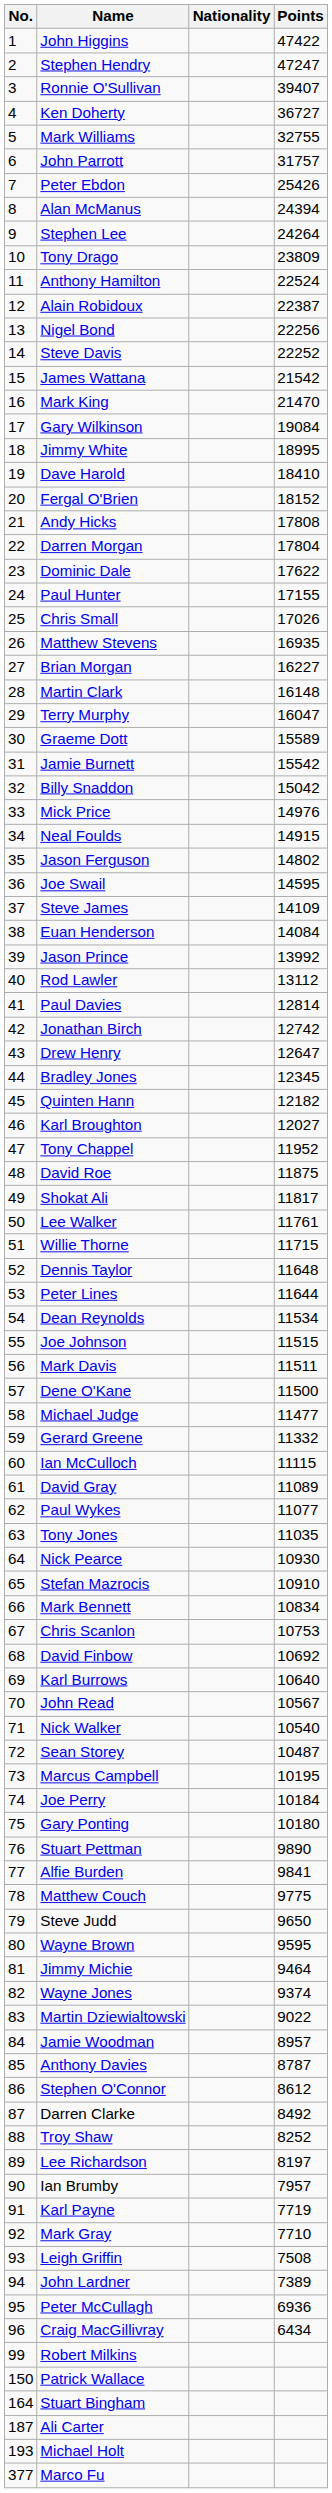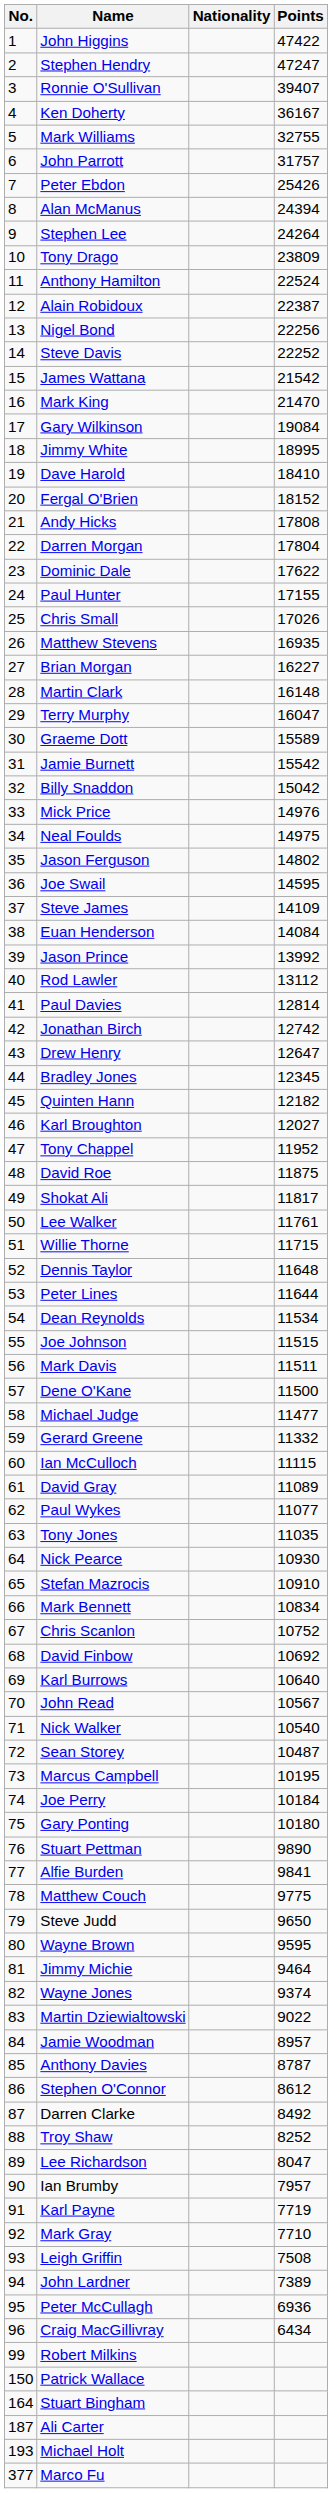(298, 112) 36727 -> (298, 112) 36167
(298, 836) 14915 -> (298, 836) 14975
(298, 1631) 10753 -> (298, 1631) 10752
(294, 2162) 8197 -> (294, 2162) 8047
